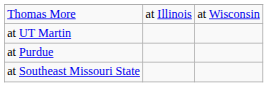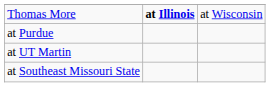(169, 14) normal -> (170, 14) bold
rows swapped: (30, 52) <-> (39, 33)
